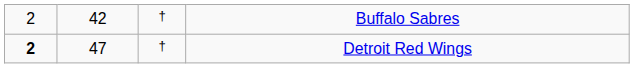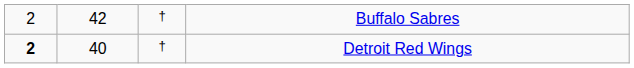(98, 48) 47 -> (98, 48) 40
